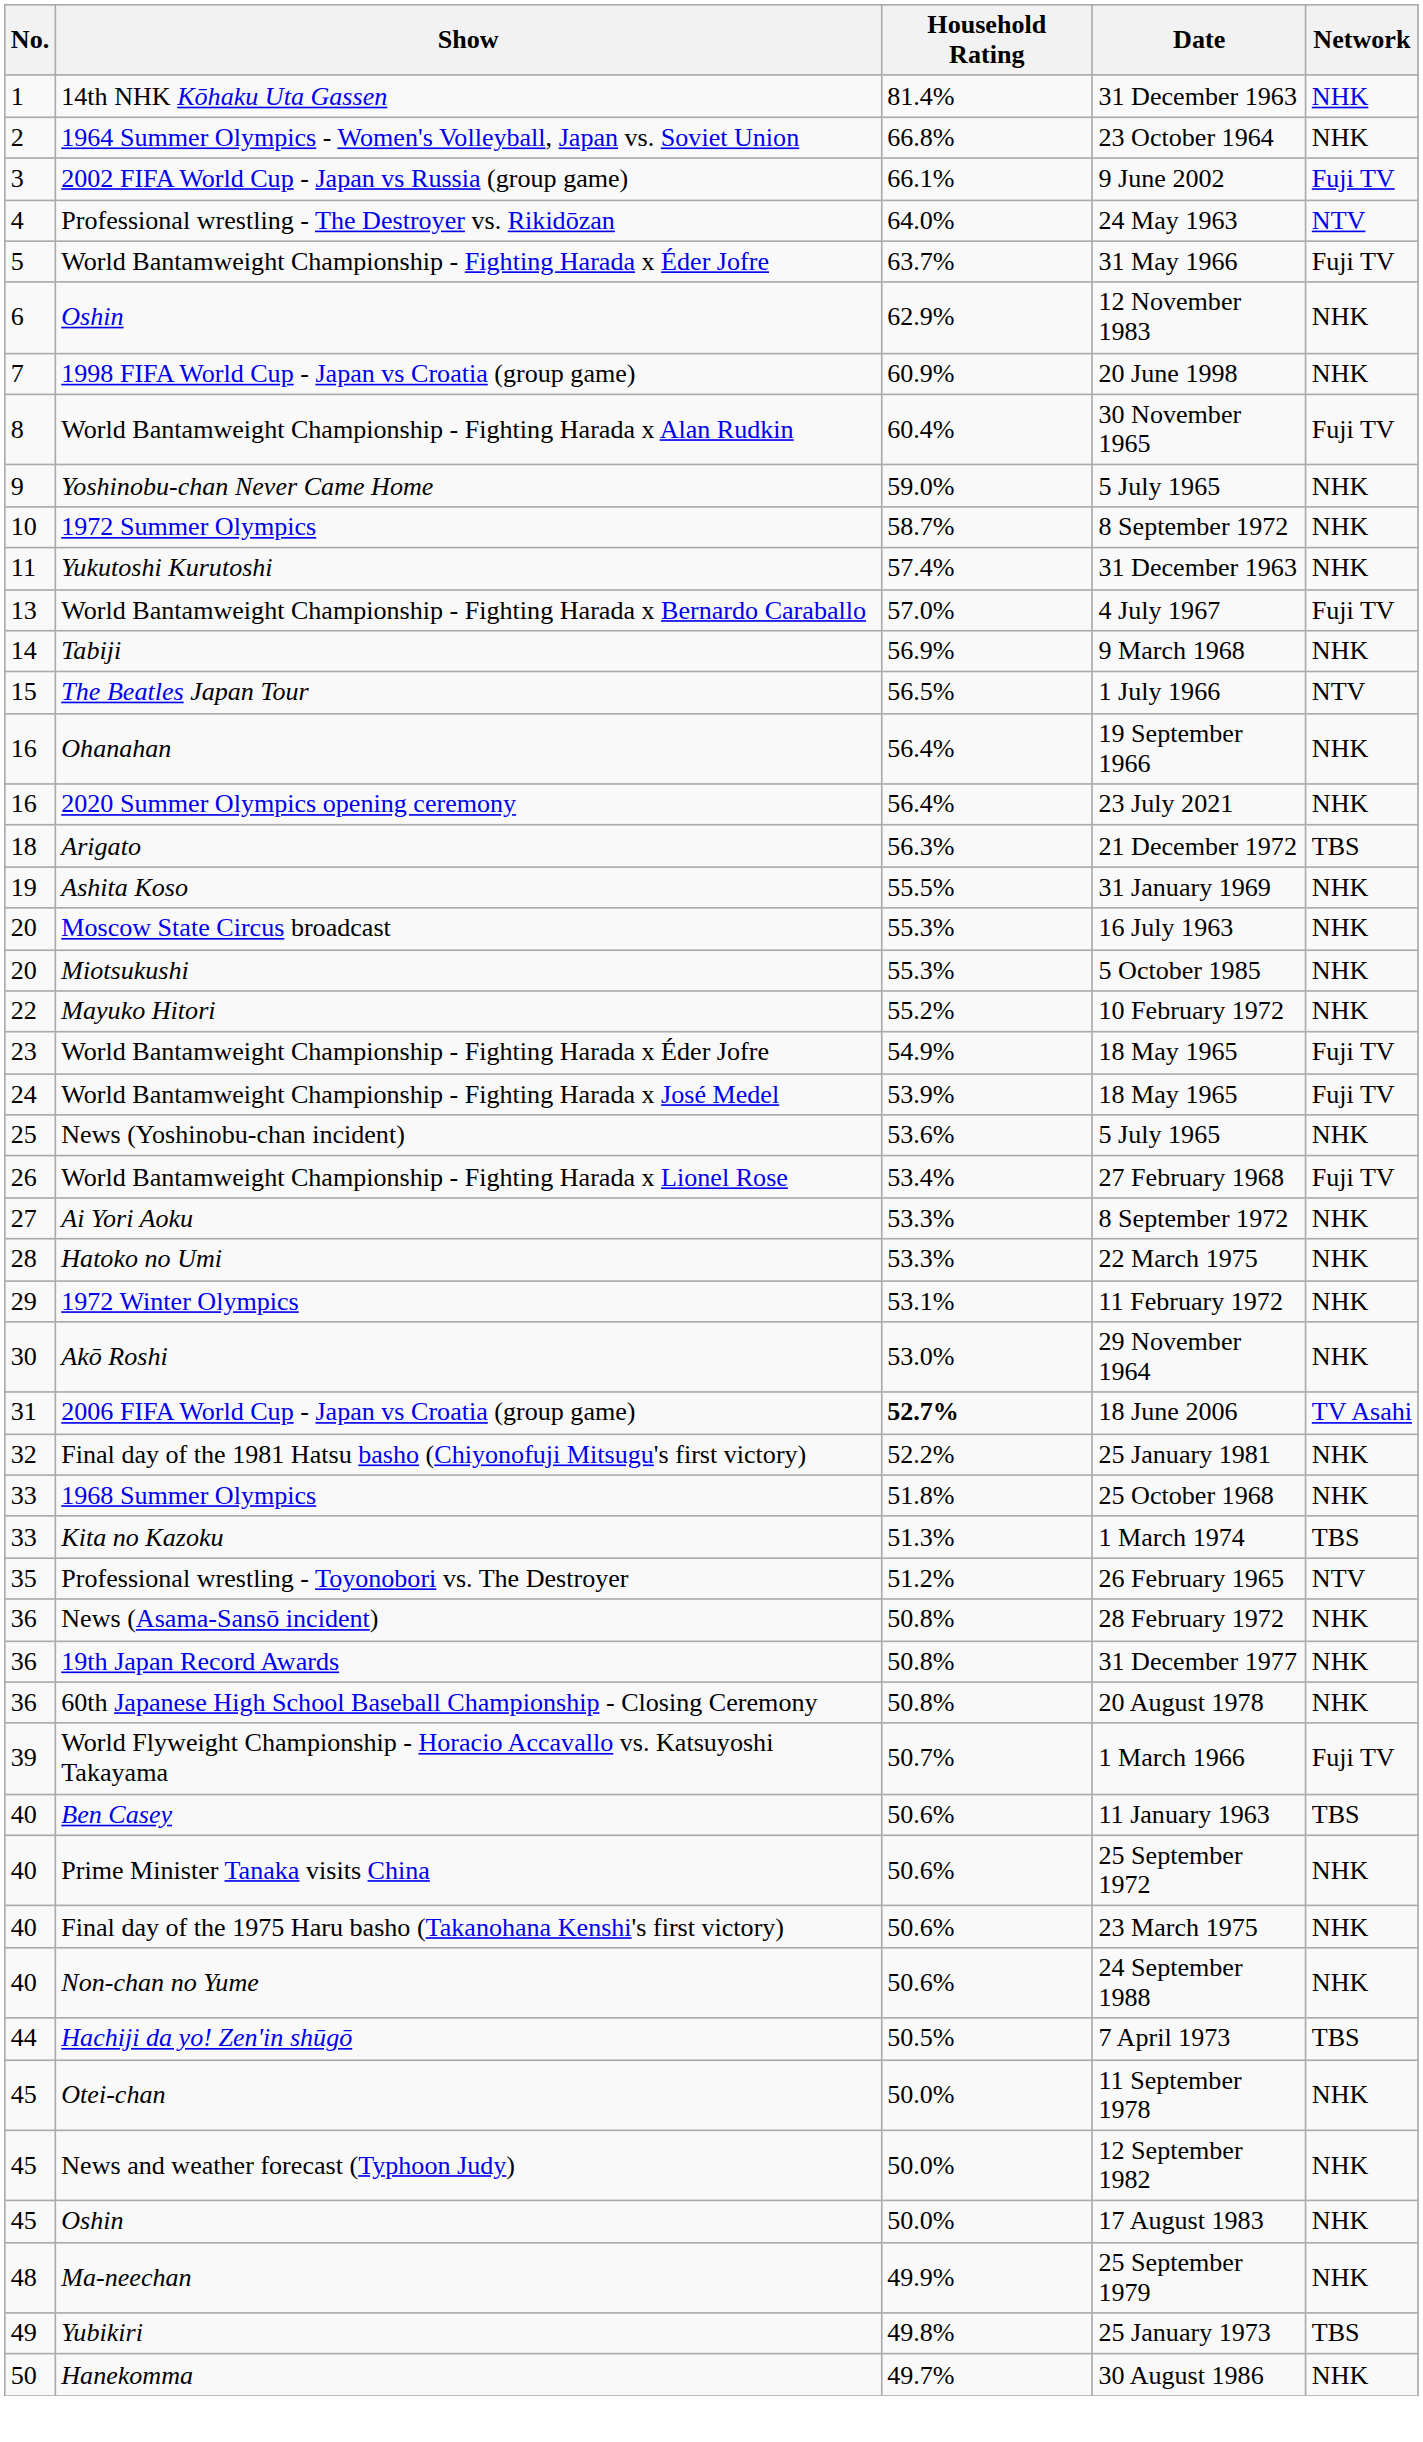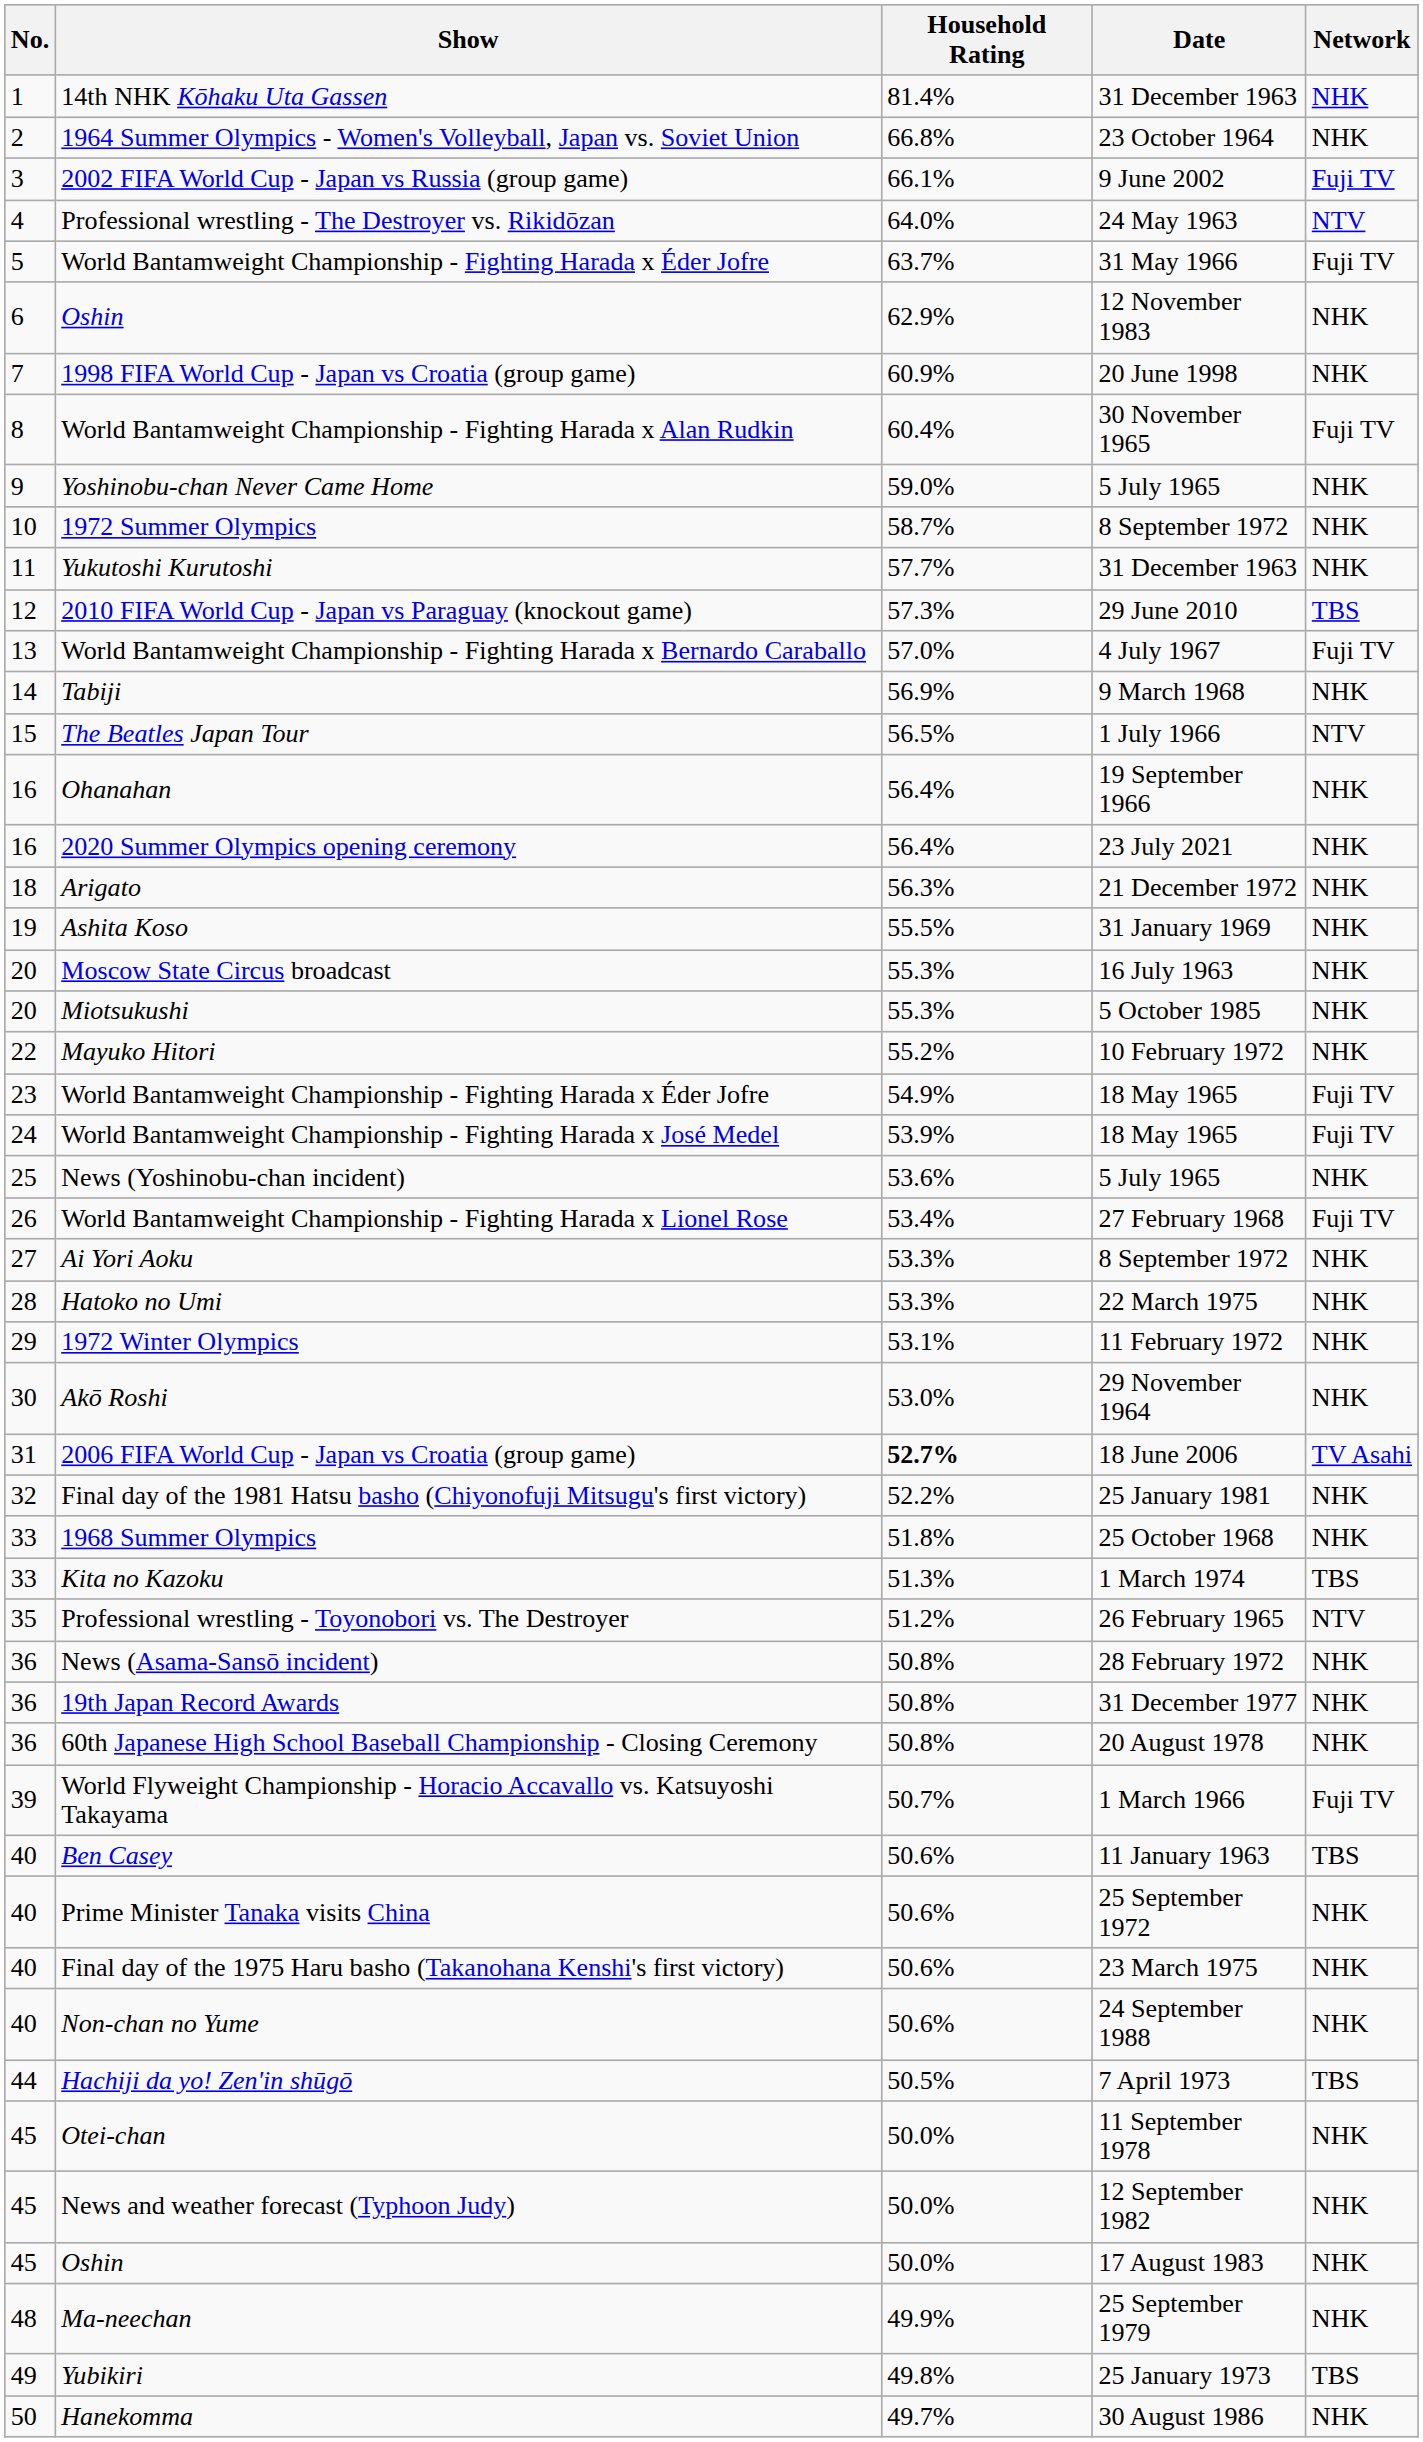(921, 568) 57.4% -> (921, 568) 57.7%
+ row: (377, 609)
(1336, 845) TBS -> (1340, 887) NHK
